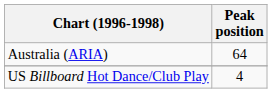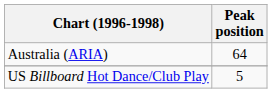(240, 76) 4 -> (240, 76) 5
